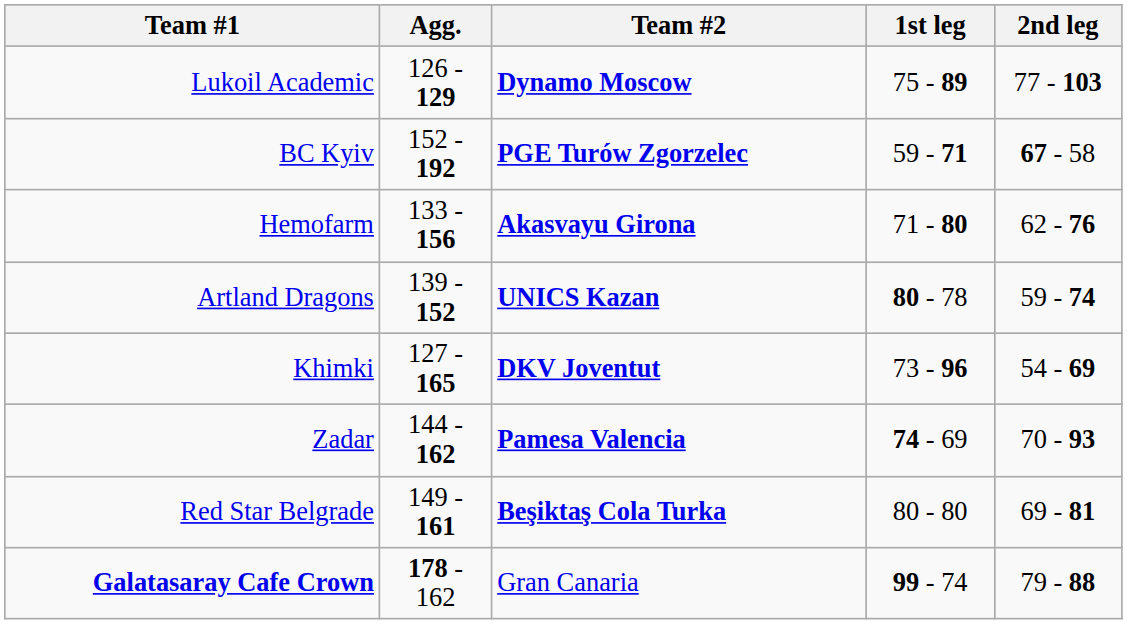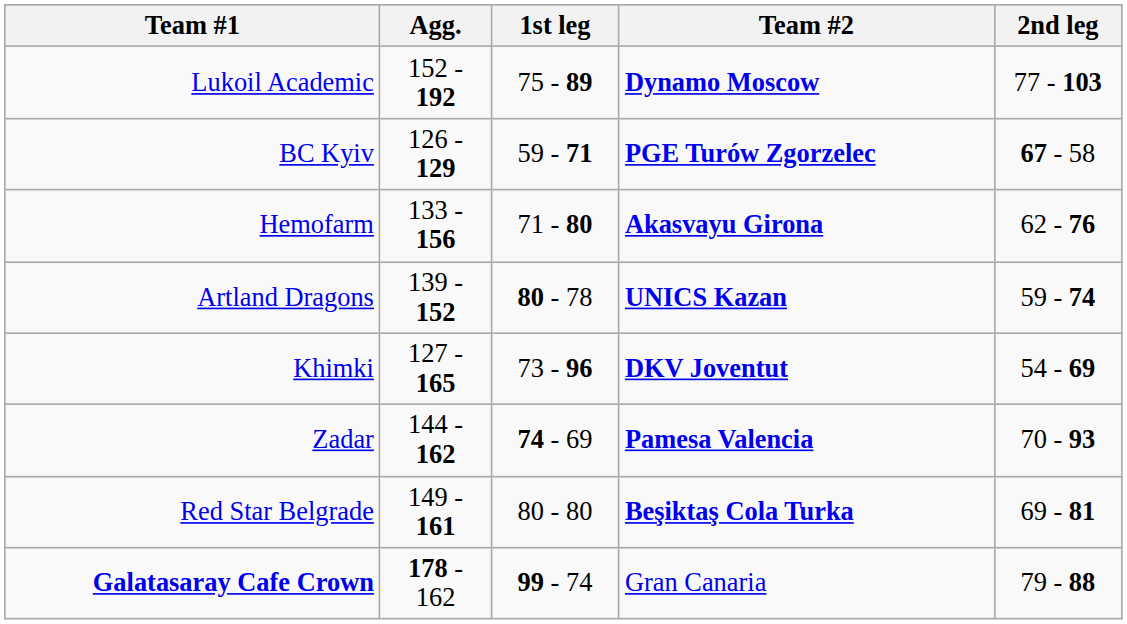columns swapped: (679, 25) <-> (930, 25)
(436, 82) 126 - 129 -> (436, 82) 152 - 192
(436, 153) 152 - 192 -> (436, 153) 126 - 129
